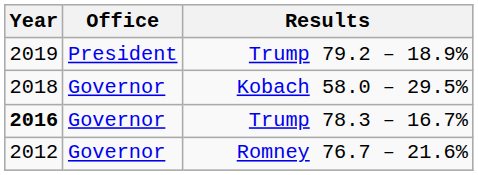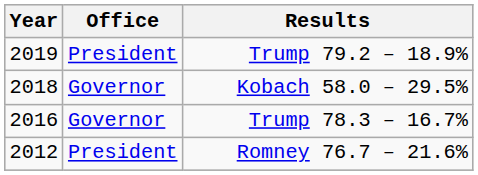(34, 120) bold -> (34, 120) normal
(117, 154) Governor -> (123, 154) President
